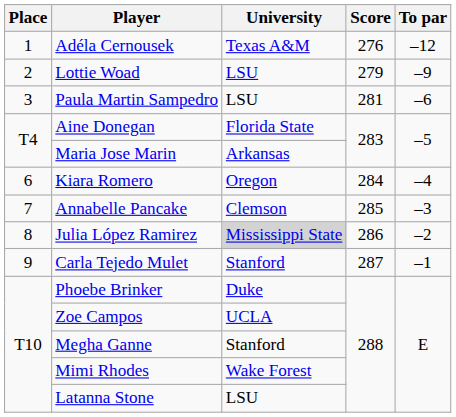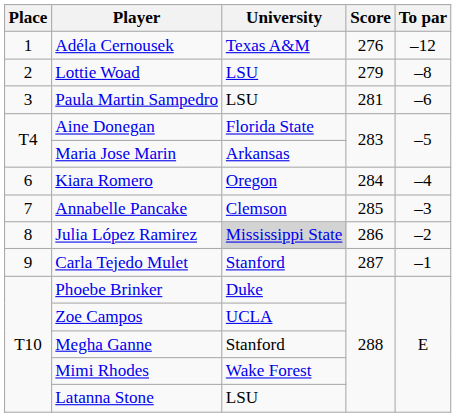(423, 72) –9 -> (423, 72) –8
